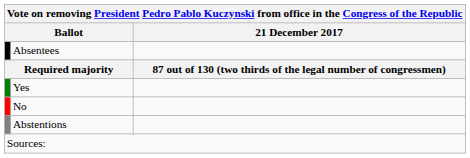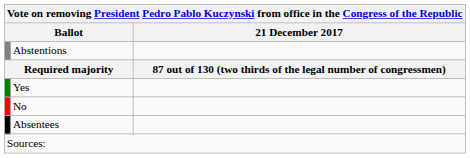rows swapped: (36, 51) <-> (40, 125)
